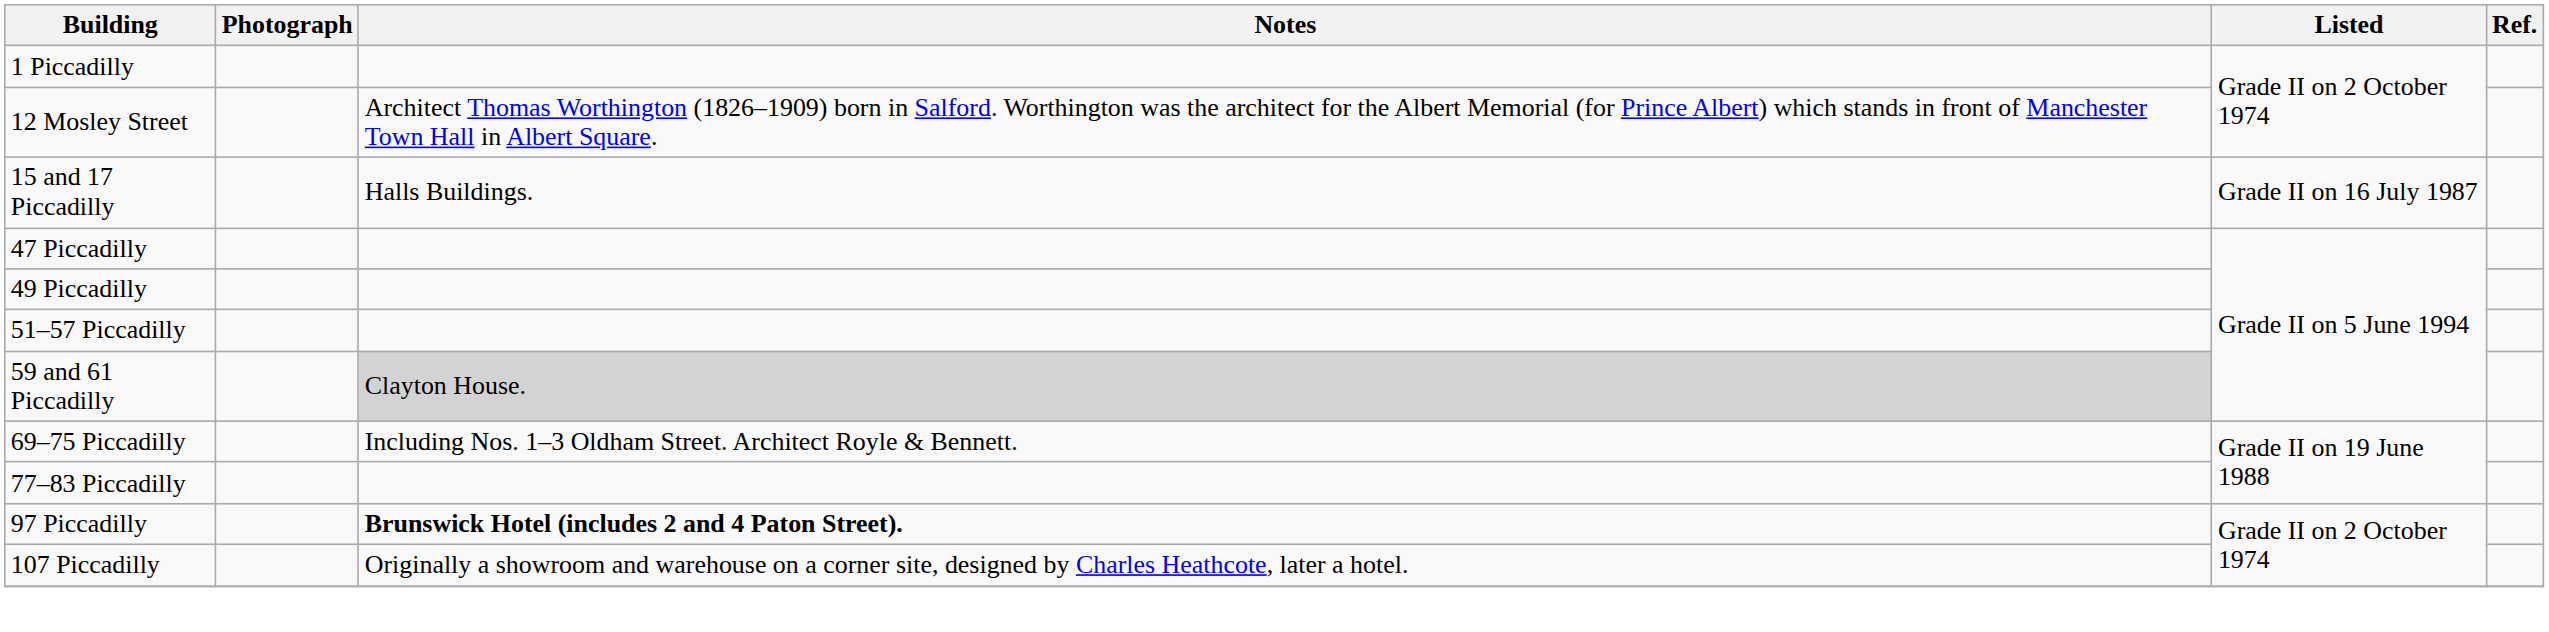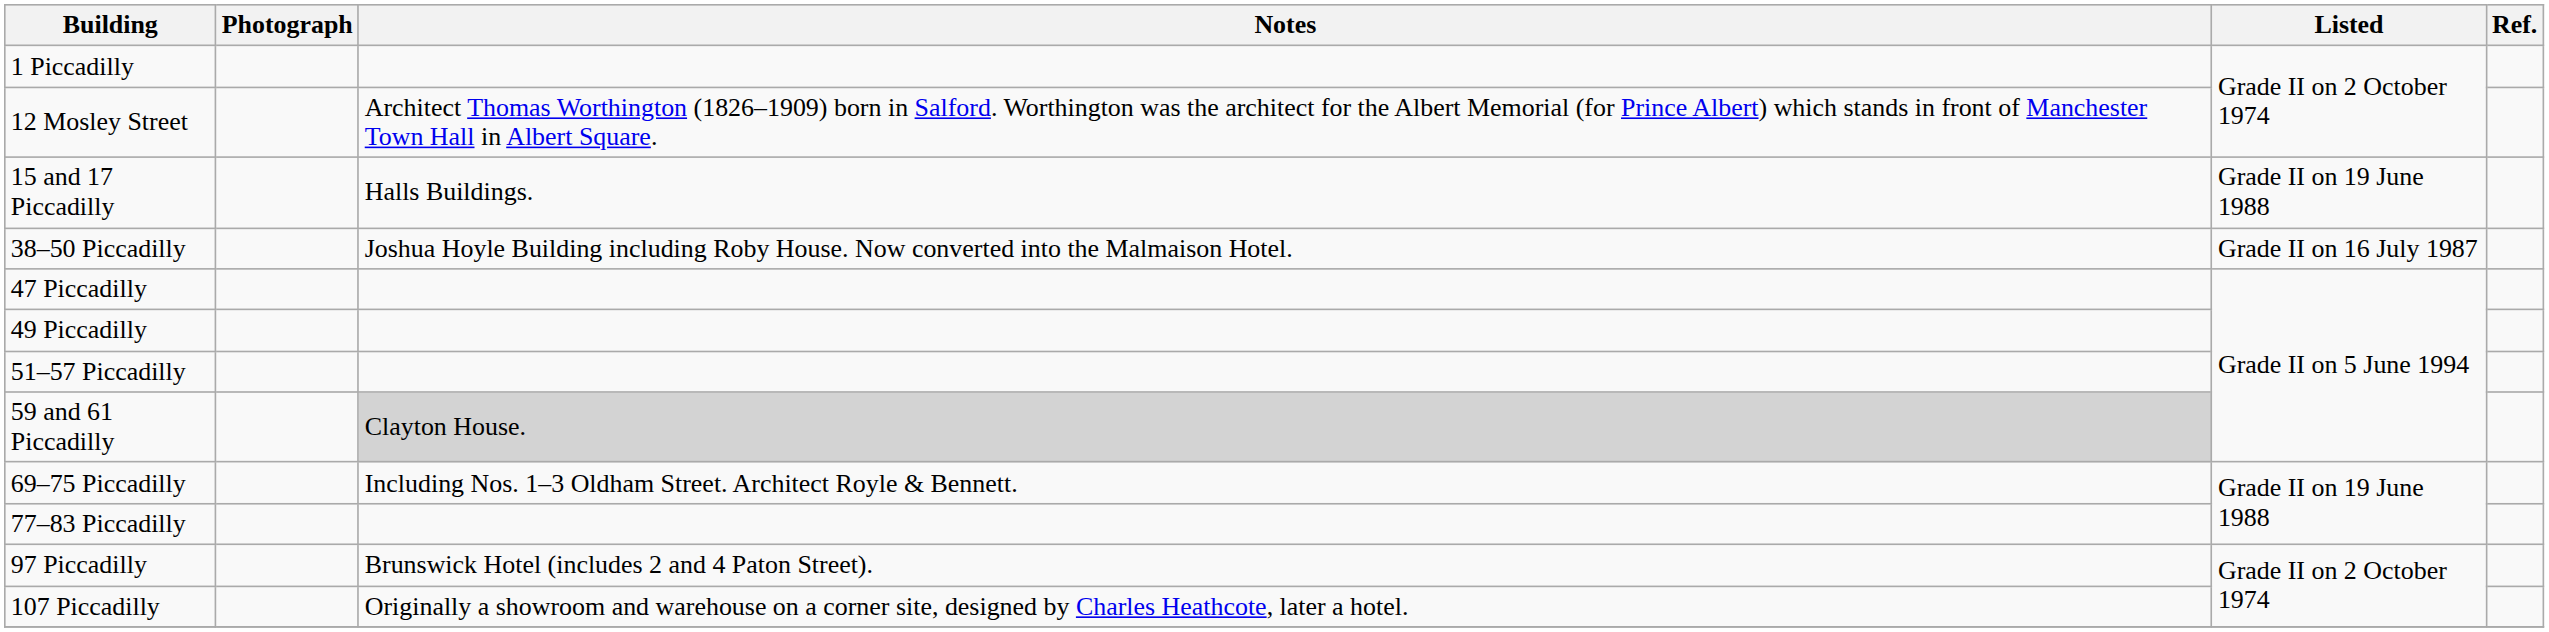(2348, 192) Grade II on 16 July 1987 -> (2321, 192) Grade II on 19 June 1988
+ row: (98, 247)
(634, 523) bold -> (619, 564) normal
